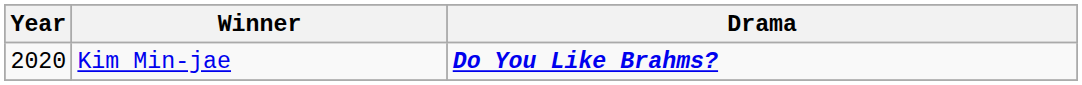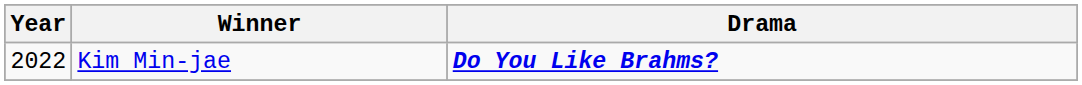(38, 62) 2020 -> (38, 62) 2022
